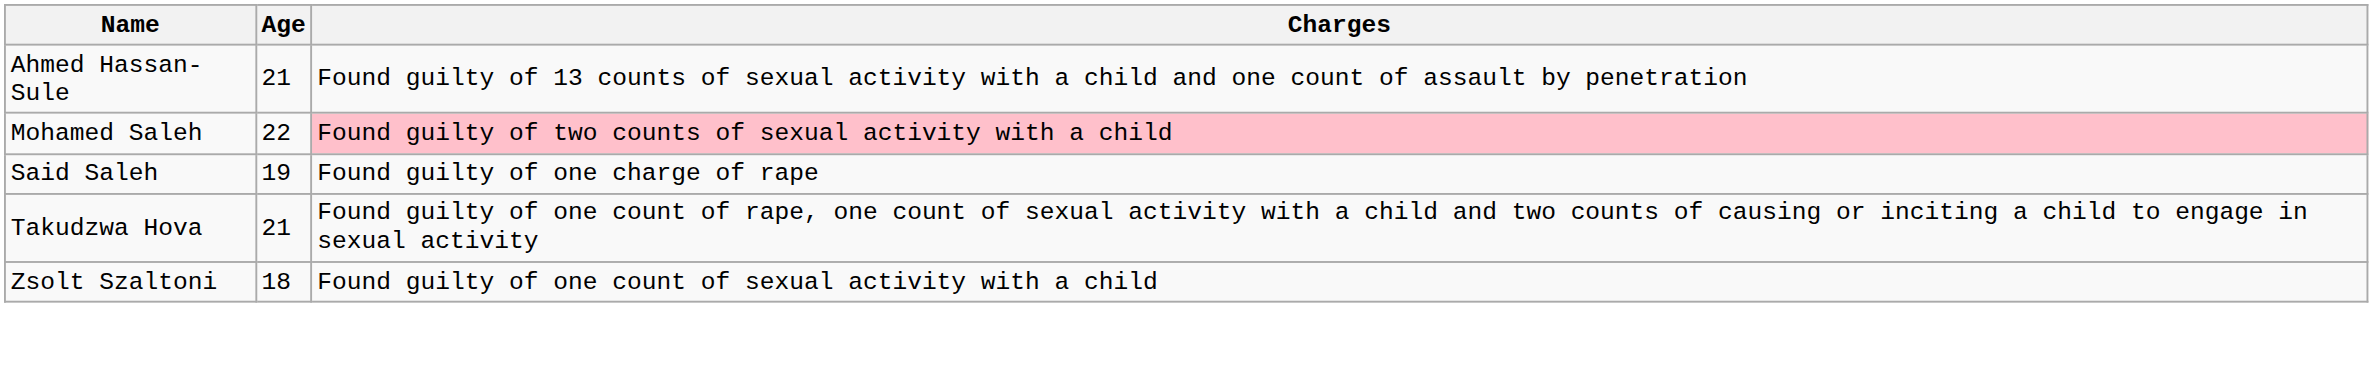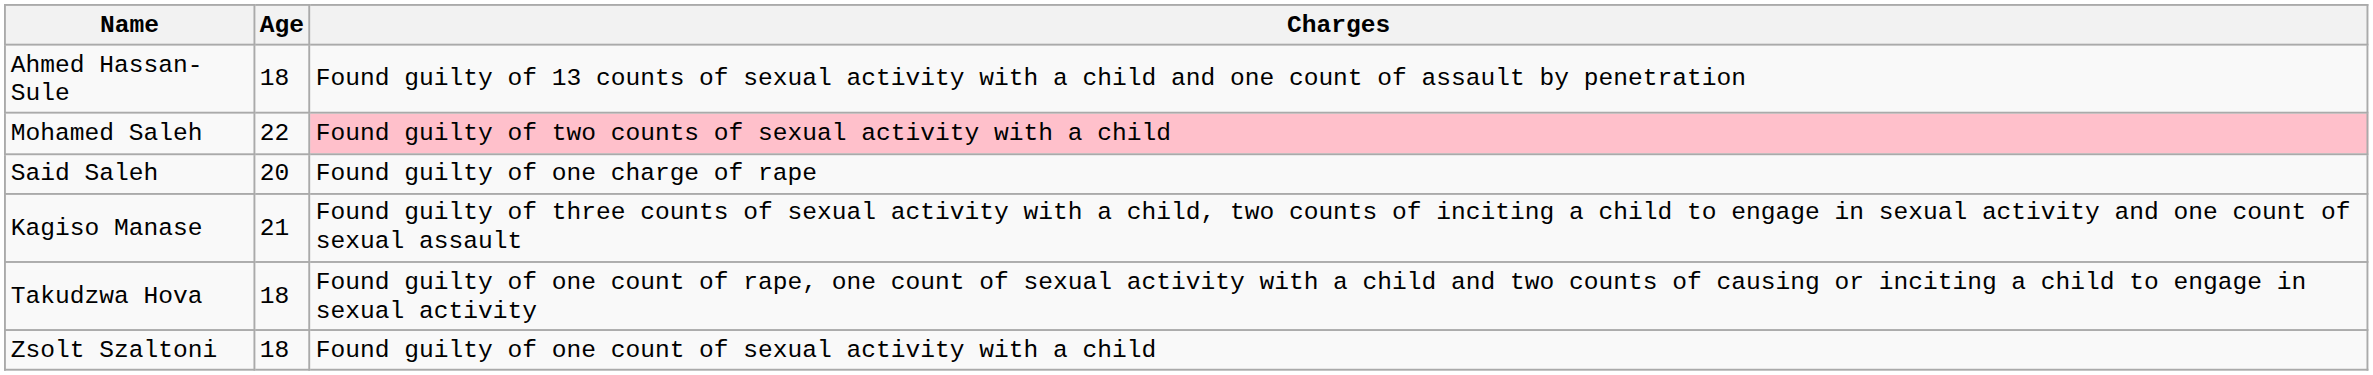(276, 79) 21 -> (275, 79) 18
(276, 173) 19 -> (275, 173) 20
+ row: (107, 228)
(276, 228) 21 -> (275, 296) 18
